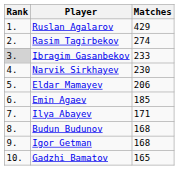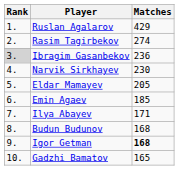(142, 56) 233 -> (142, 56) 236
(142, 85) 206 -> (142, 85) 205
(142, 143) normal -> (142, 143) bold
